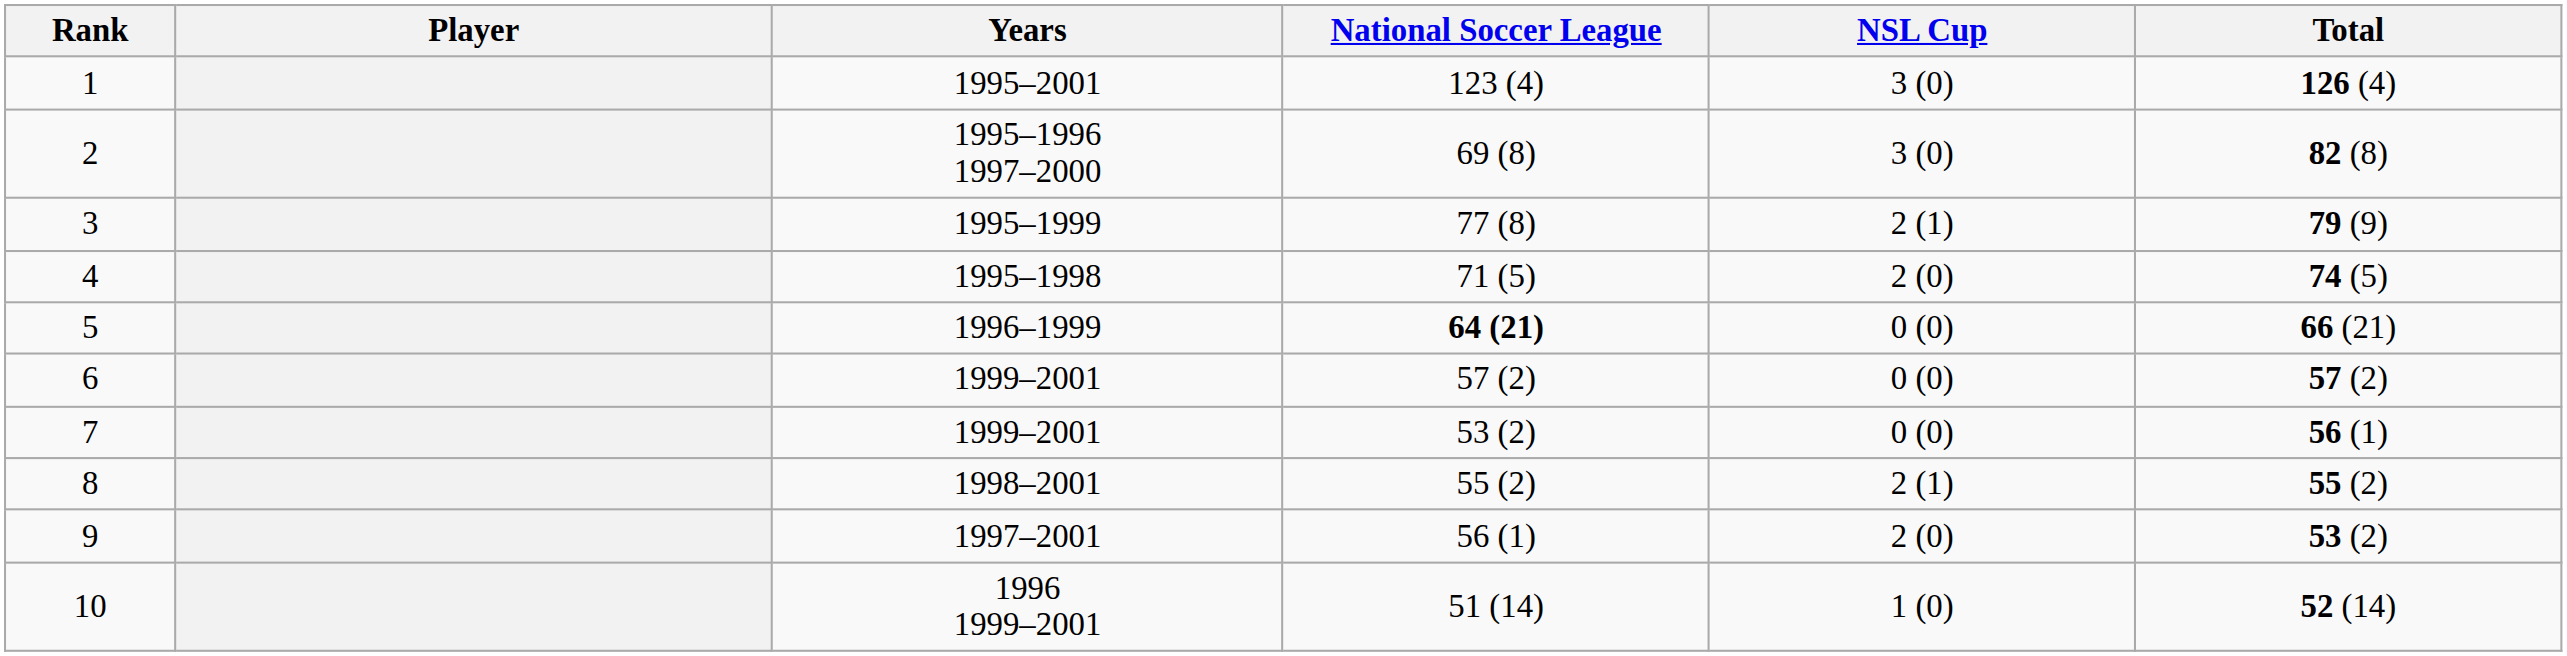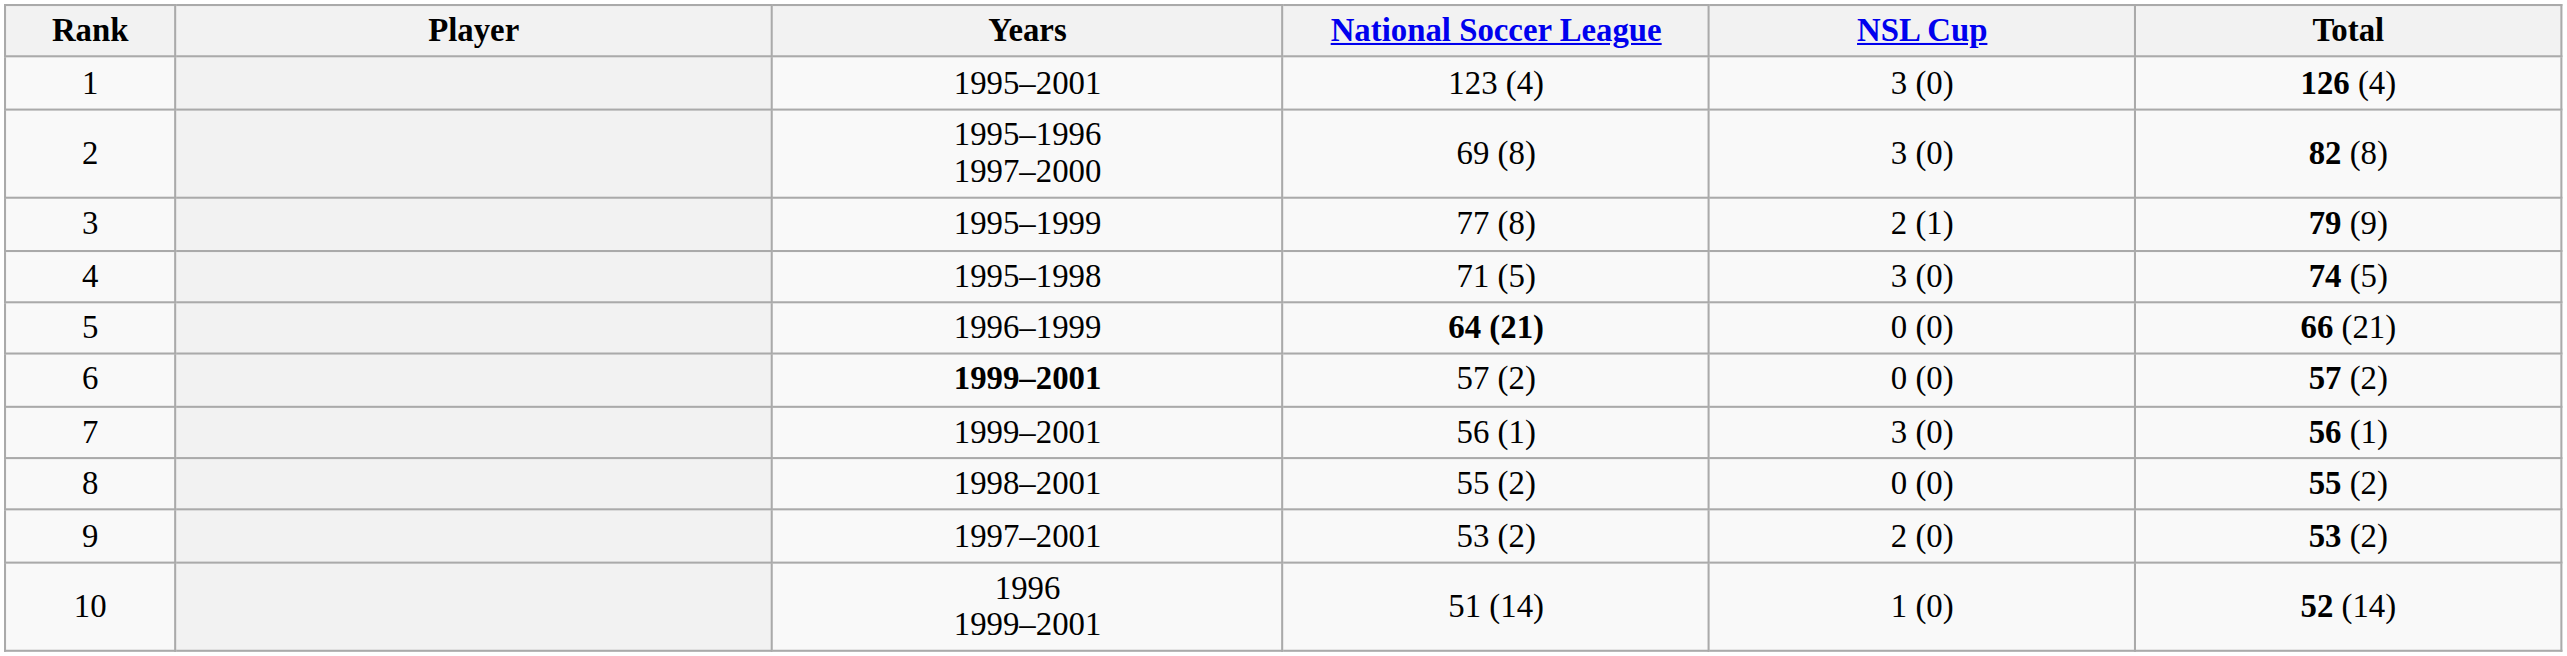(1922, 275) 2 (0) -> (1922, 275) 3 (0)
(1028, 379) normal -> (1028, 379) bold
(1496, 431) 53 (2) -> (1496, 431) 56 (1)
(1922, 431) 0 (0) -> (1922, 431) 3 (0)
(1922, 483) 2 (1) -> (1922, 483) 0 (0)
(1496, 535) 56 (1) -> (1496, 535) 53 (2)
